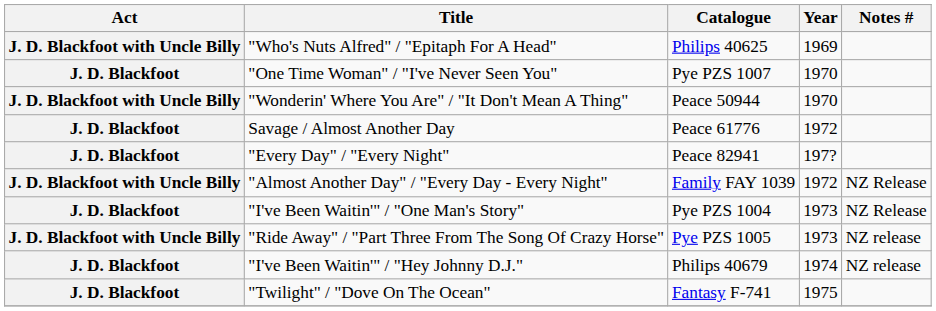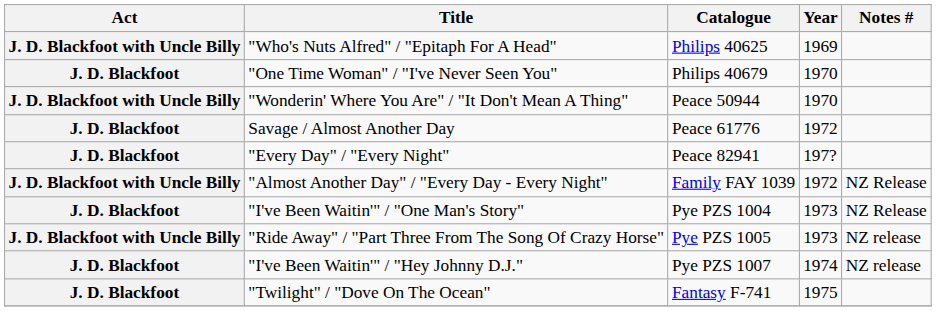(721, 73) Pye PZS 1007 -> (720, 73) Philips 40679
(720, 264) Philips 40679 -> (721, 264) Pye PZS 1007
